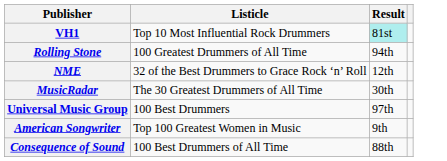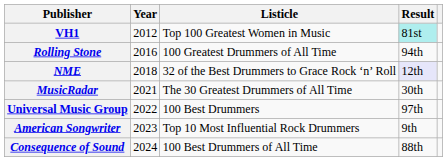+ column: (145, 14)
(232, 33) Top 10 Most Influential Rock Drummers -> (246, 33) Top 100 Greatest Women in Music
(383, 71) no background -> (412, 71) lavender background
(217, 128) Top 100 Greatest Women in Music -> (261, 128) Top 10 Most Influential Rock Drummers
